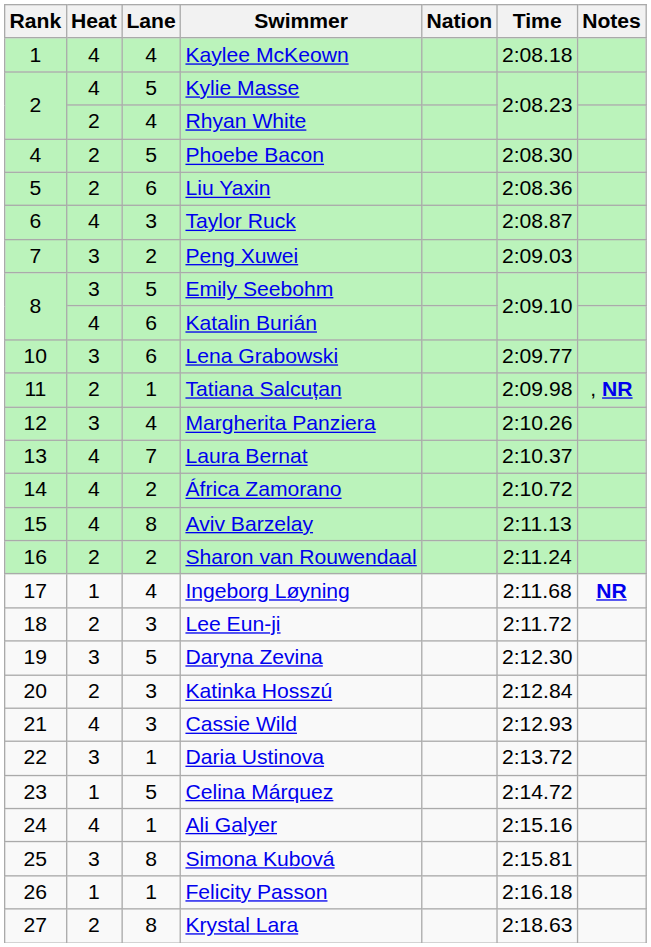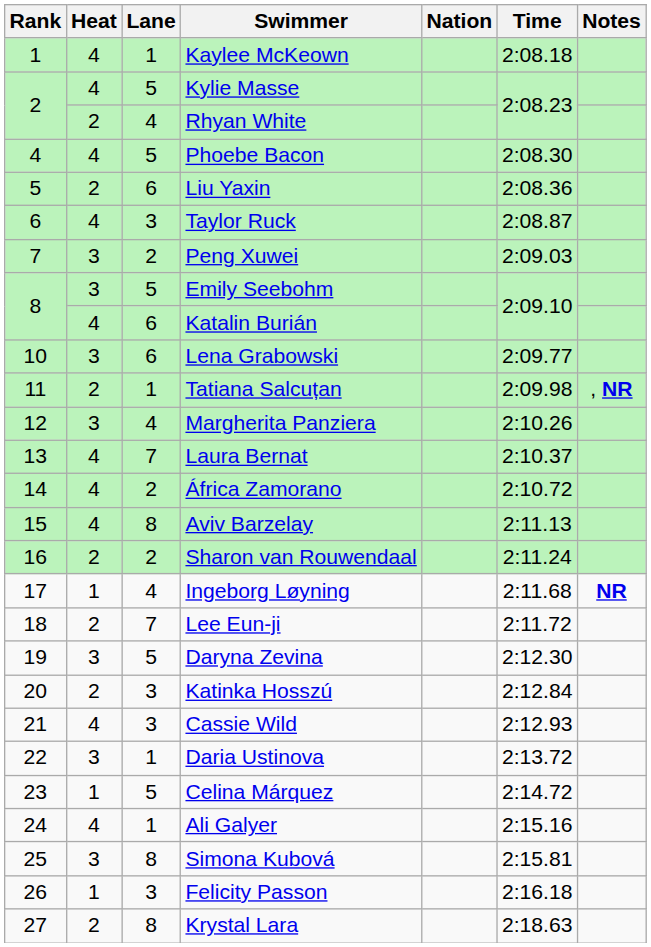(151, 54) 4 -> (151, 54) 1
(94, 155) 2 -> (94, 155) 4
(151, 624) 3 -> (151, 624) 7
(151, 892) 1 -> (151, 892) 3
